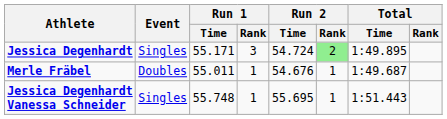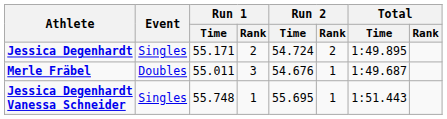(253, 52) 3 -> (253, 52) 2
(333, 52) lightgreen background -> (333, 52) no background
(253, 71) 1 -> (253, 71) 3
